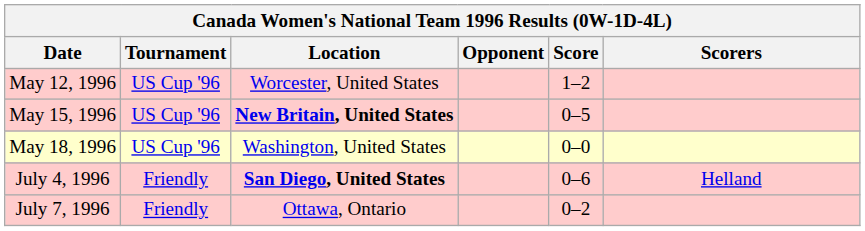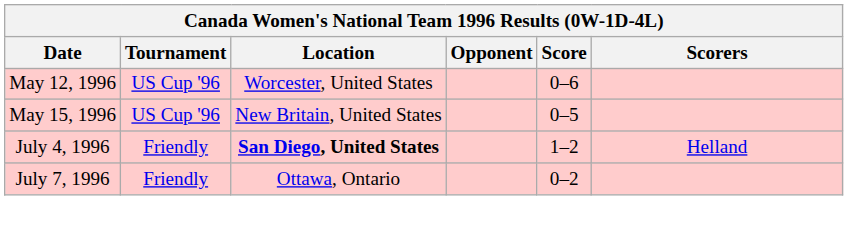(576, 83) 1–2 -> (564, 83) 0–6
(344, 115) bold -> (338, 115) normal
- row: (63, 147)
(576, 178) 0–6 -> (564, 147) 1–2
